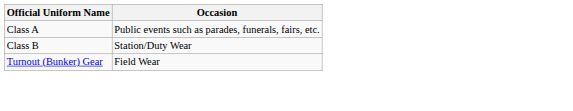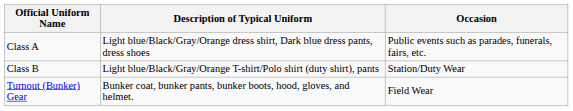+ column: (243, 18)
